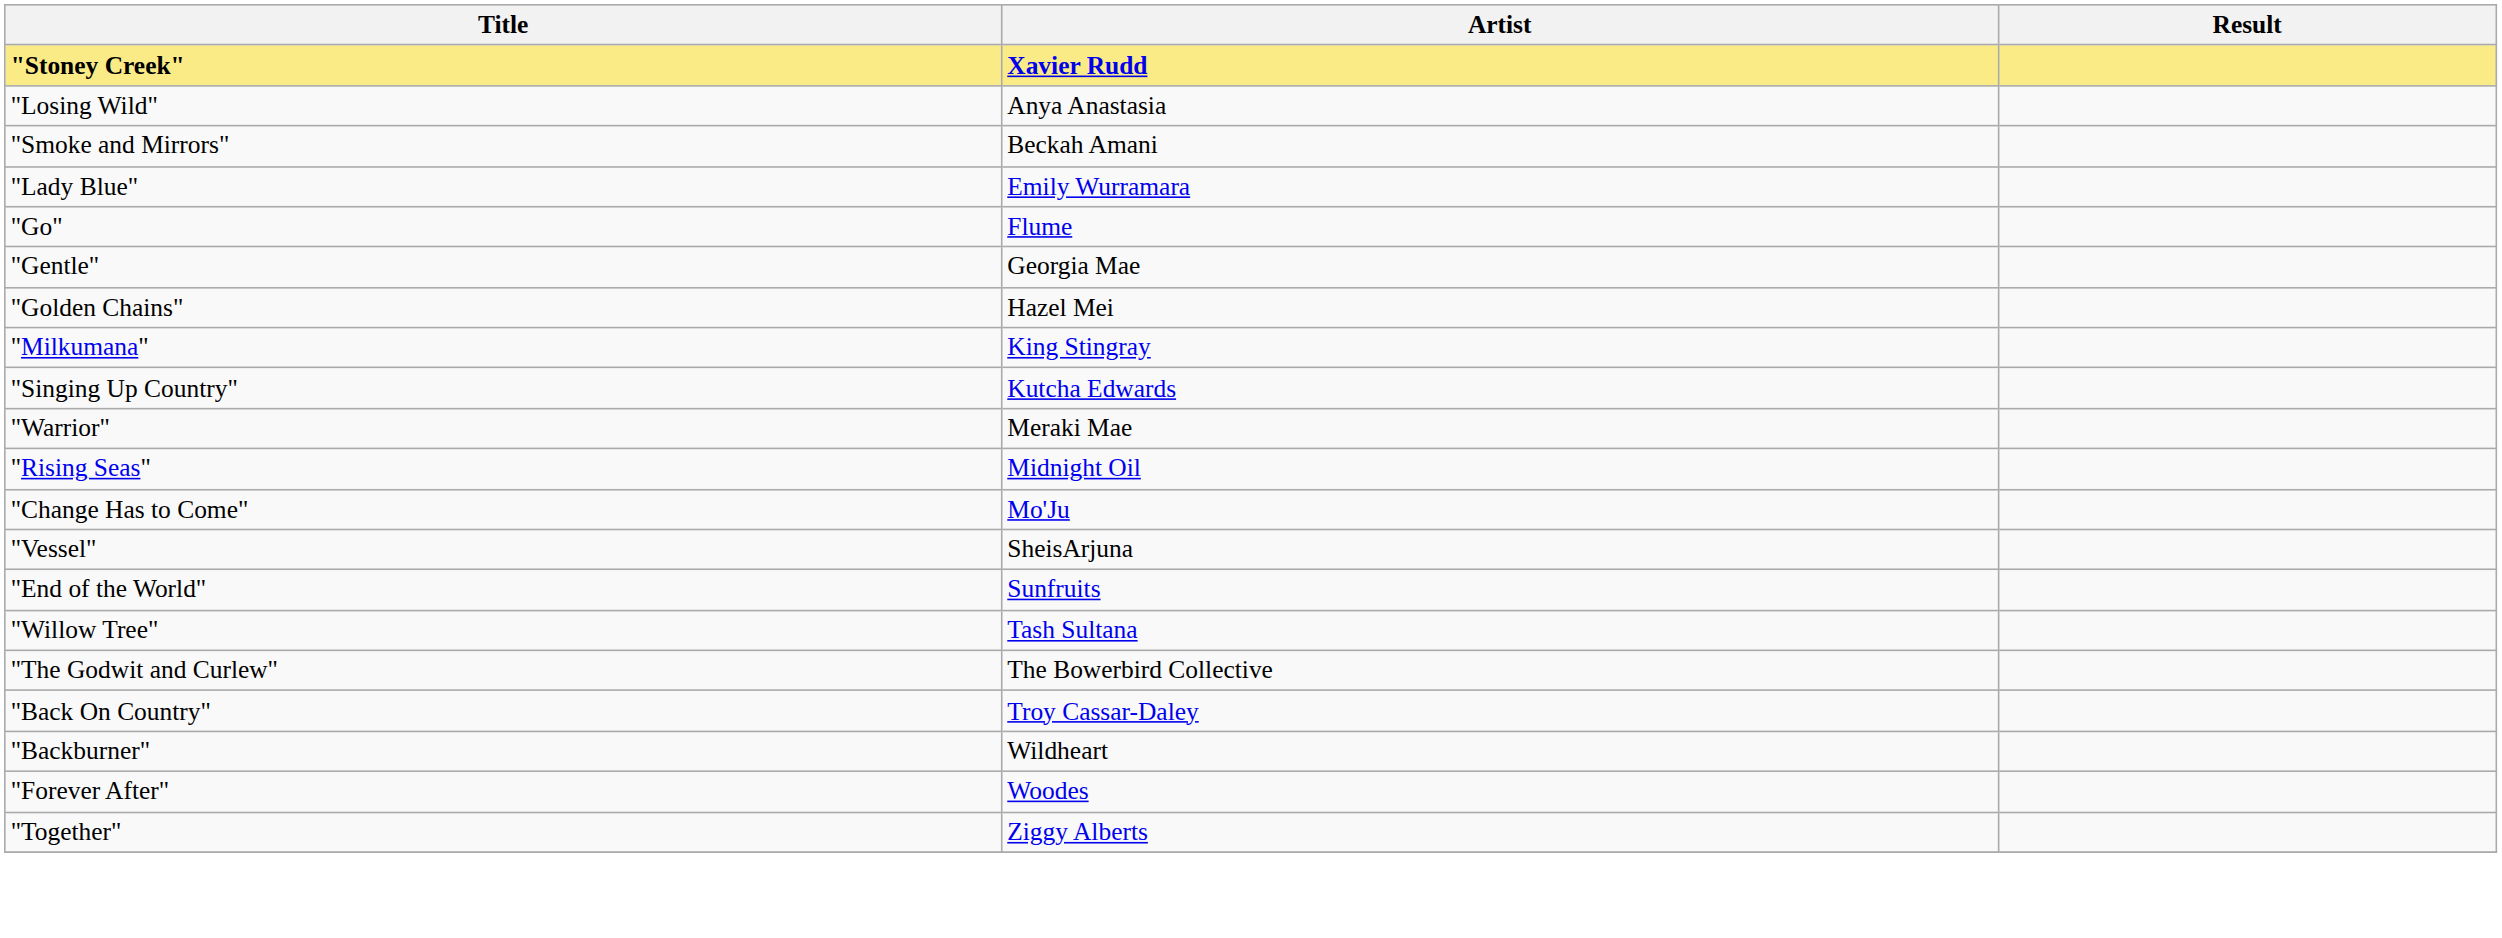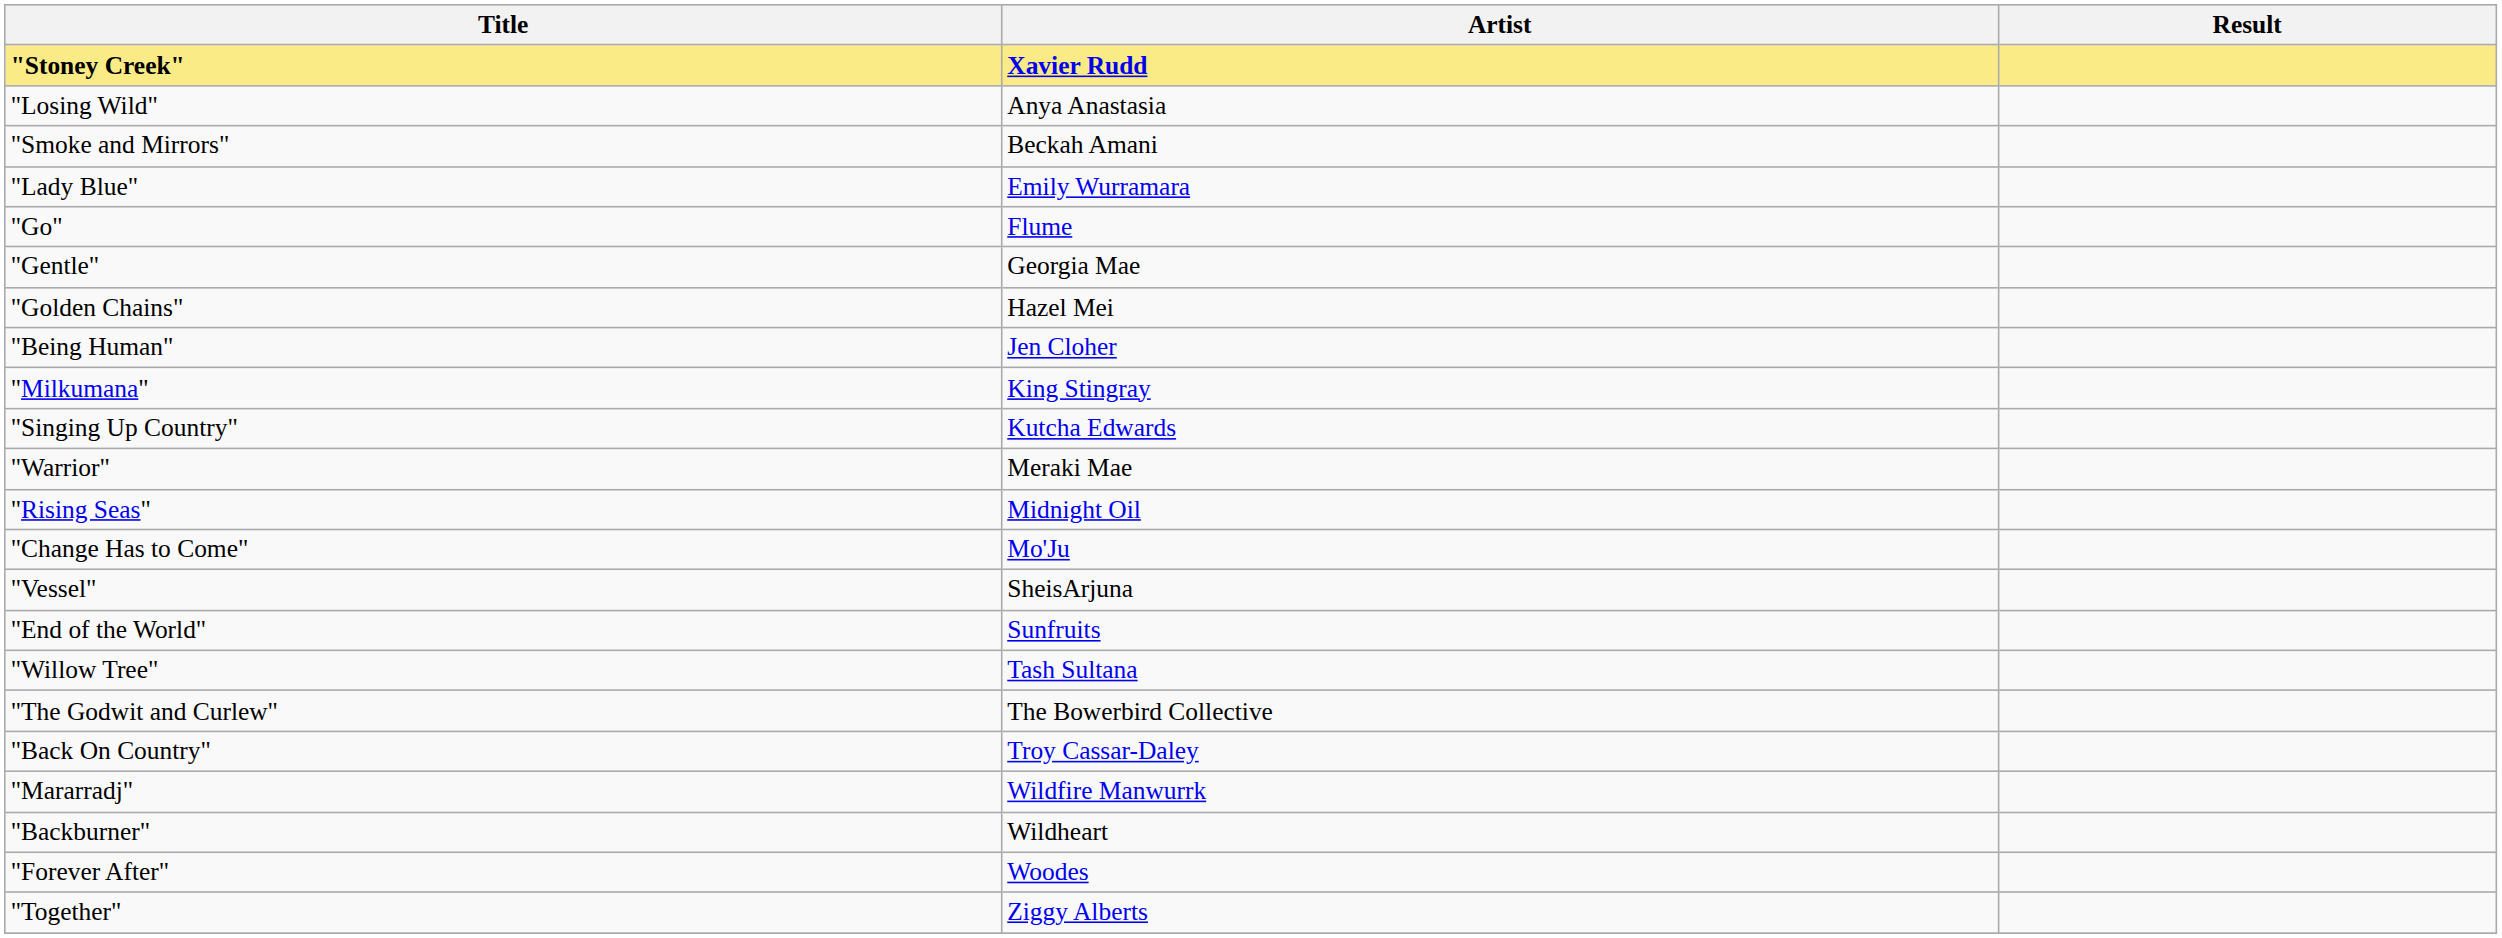+ row: (92, 347)
+ row: (72, 791)
